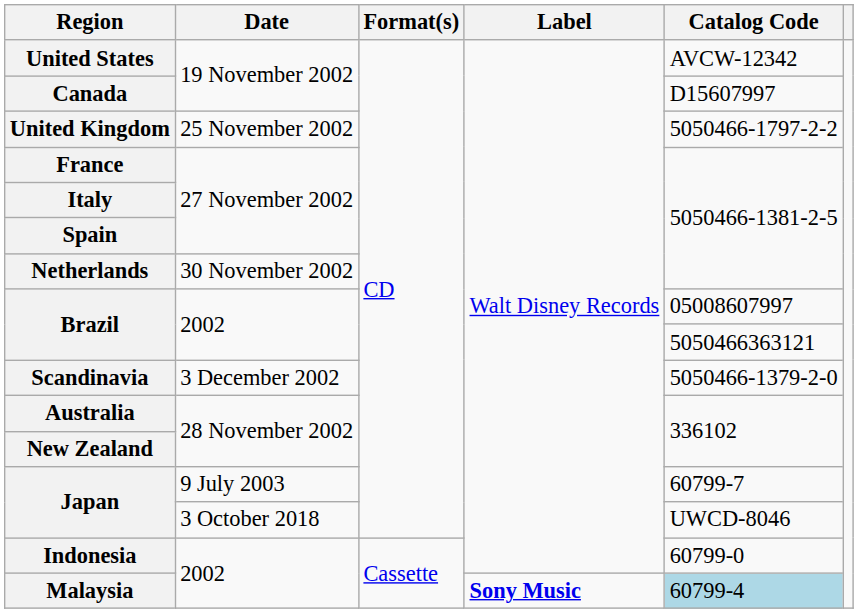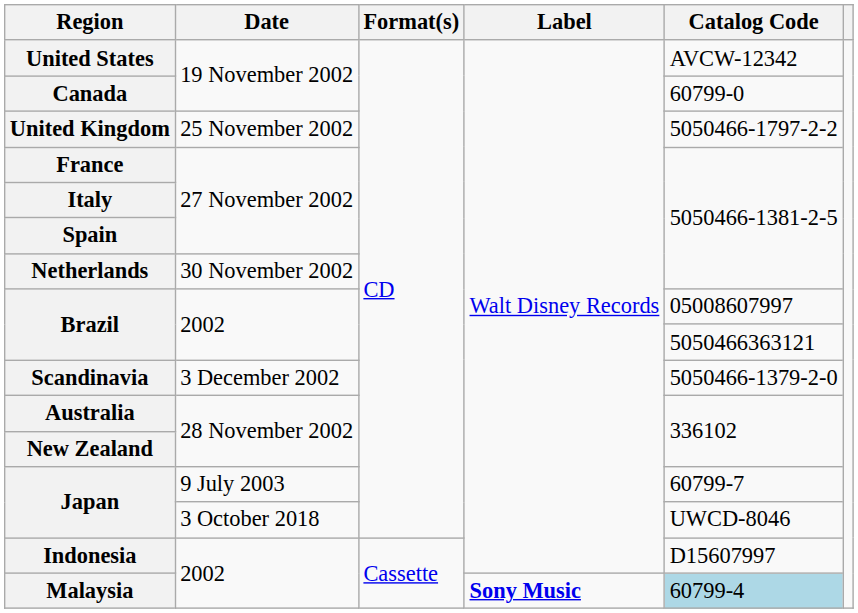(723, 93) D15607997 -> (707, 93) 60799-0
(707, 555) 60799-0 -> (723, 555) D15607997
